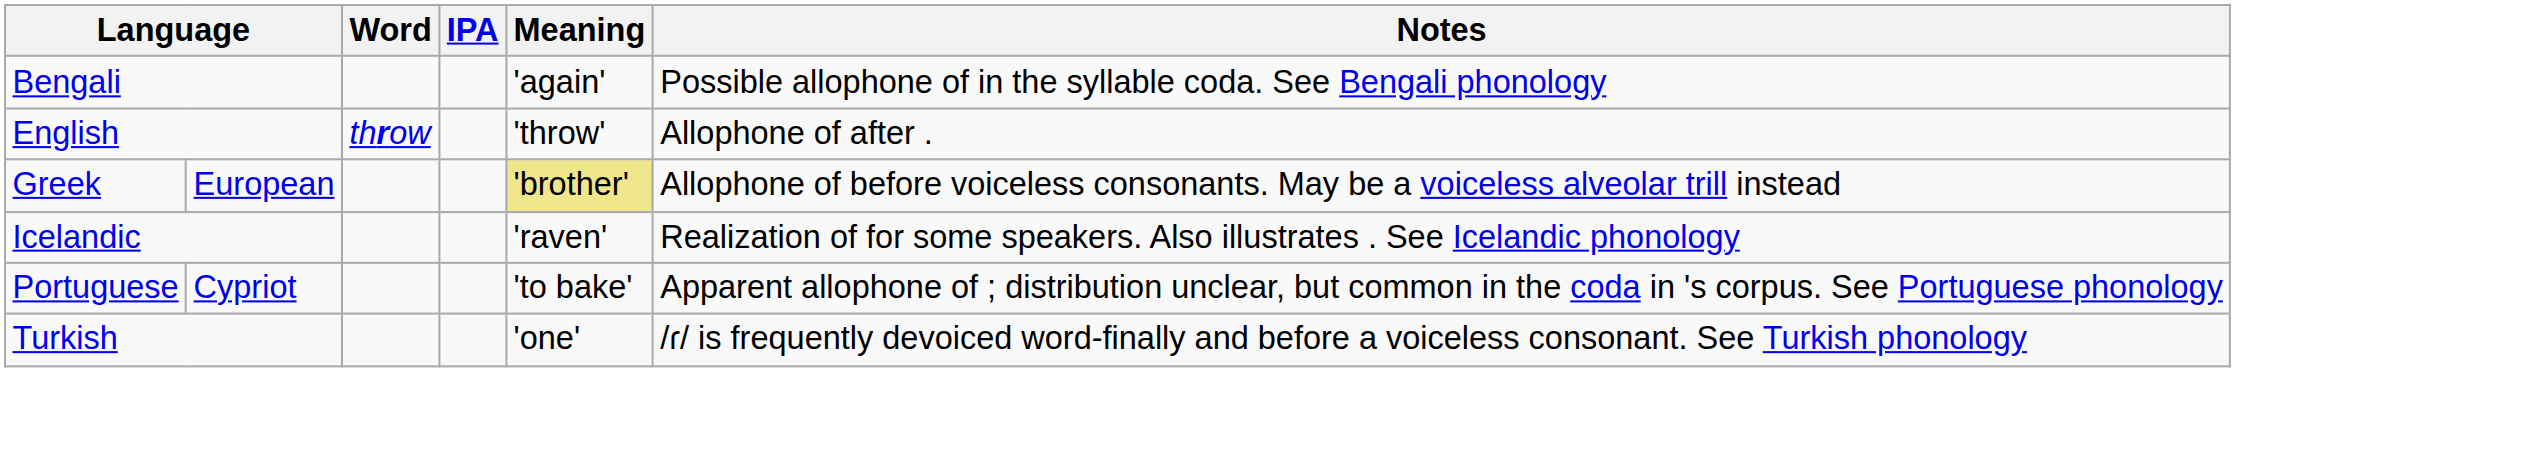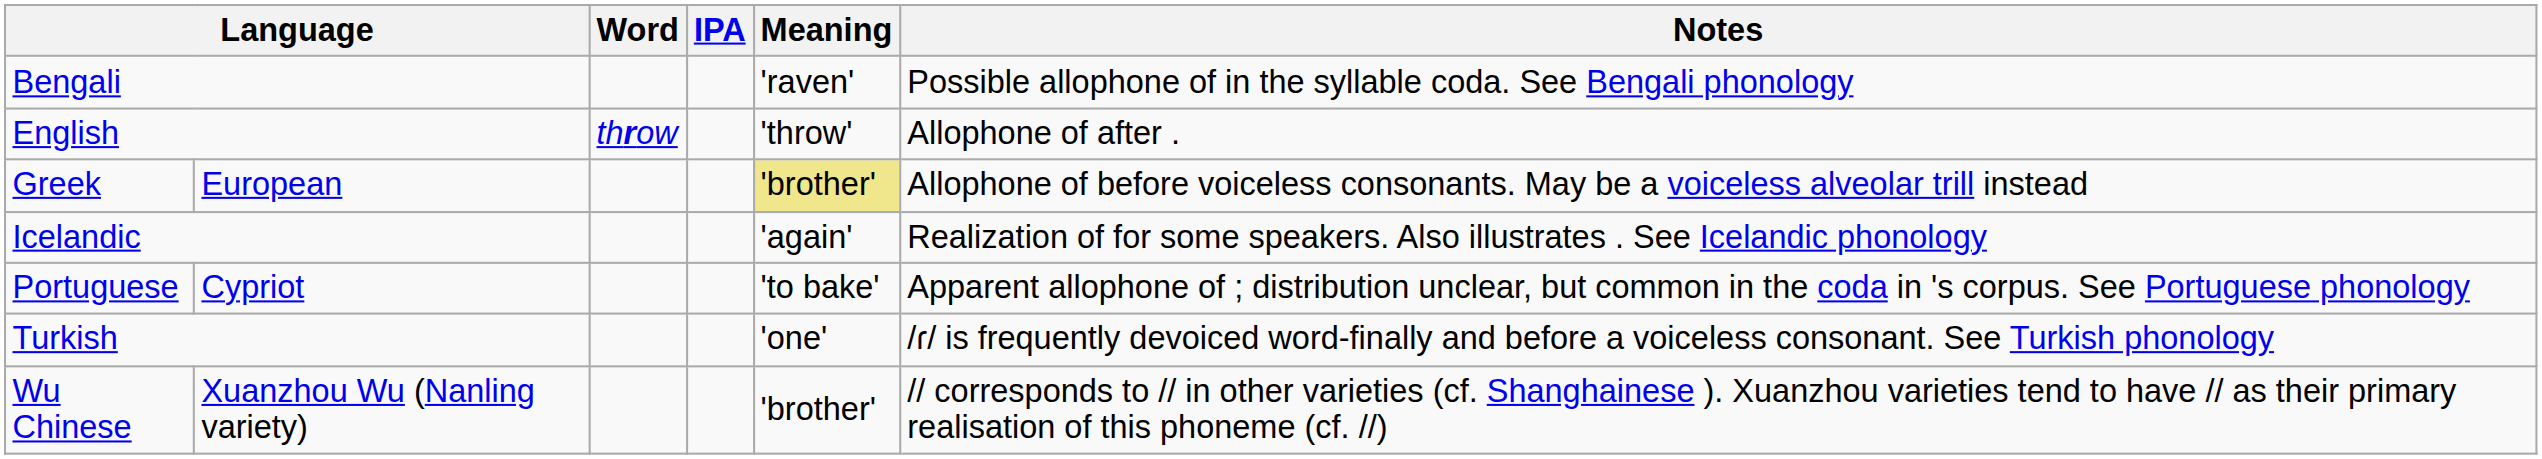(559, 81) 'again' -> (807, 81) 'raven'
(560, 236) 'raven' -> (807, 236) 'again'
+ row: (72, 409)
